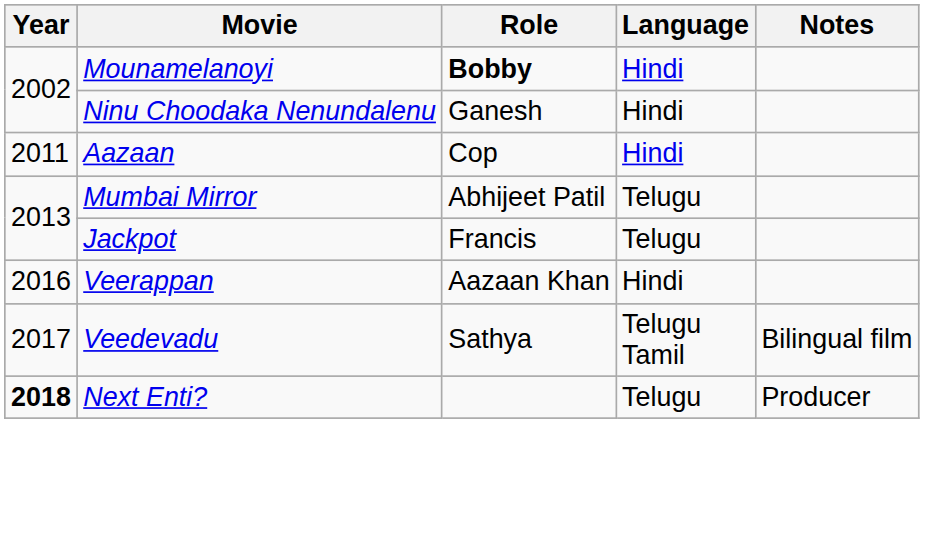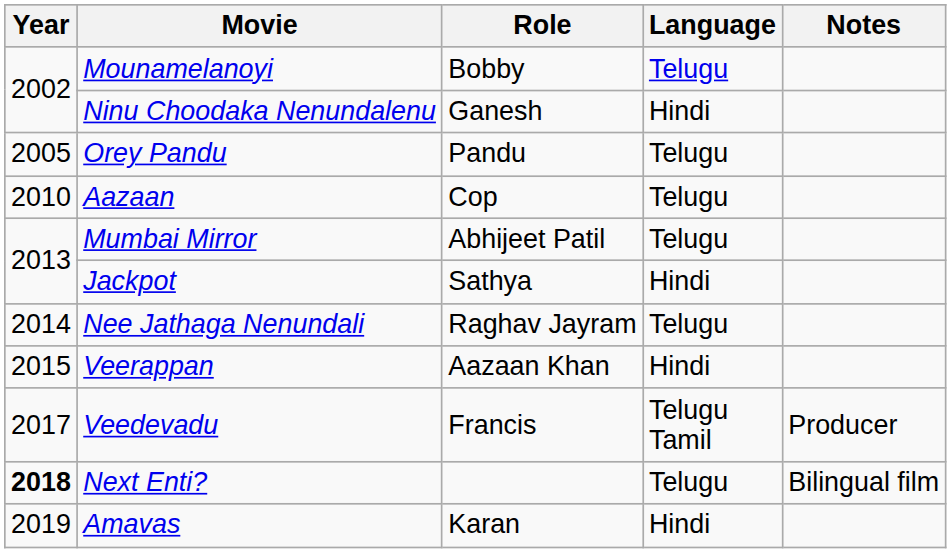(490, 68) bold -> (486, 68) normal
(653, 68) Hindi -> (689, 68) Telugu
+ row: (155, 153)
(40, 153) 2011 -> (41, 196) 2010
(653, 153) Hindi -> (689, 196) Telugu
(492, 238) Francis -> (490, 281) Sathya
(662, 238) Telugu -> (680, 281) Hindi
+ row: (224, 324)
(41, 281) 2016 -> (41, 366) 2015
(490, 339) Sathya -> (492, 424) Francis
(837, 339) Bilingual film -> (843, 424) Producer
(816, 397) Producer -> (864, 482) Bilingual film
+ row: (132, 524)
